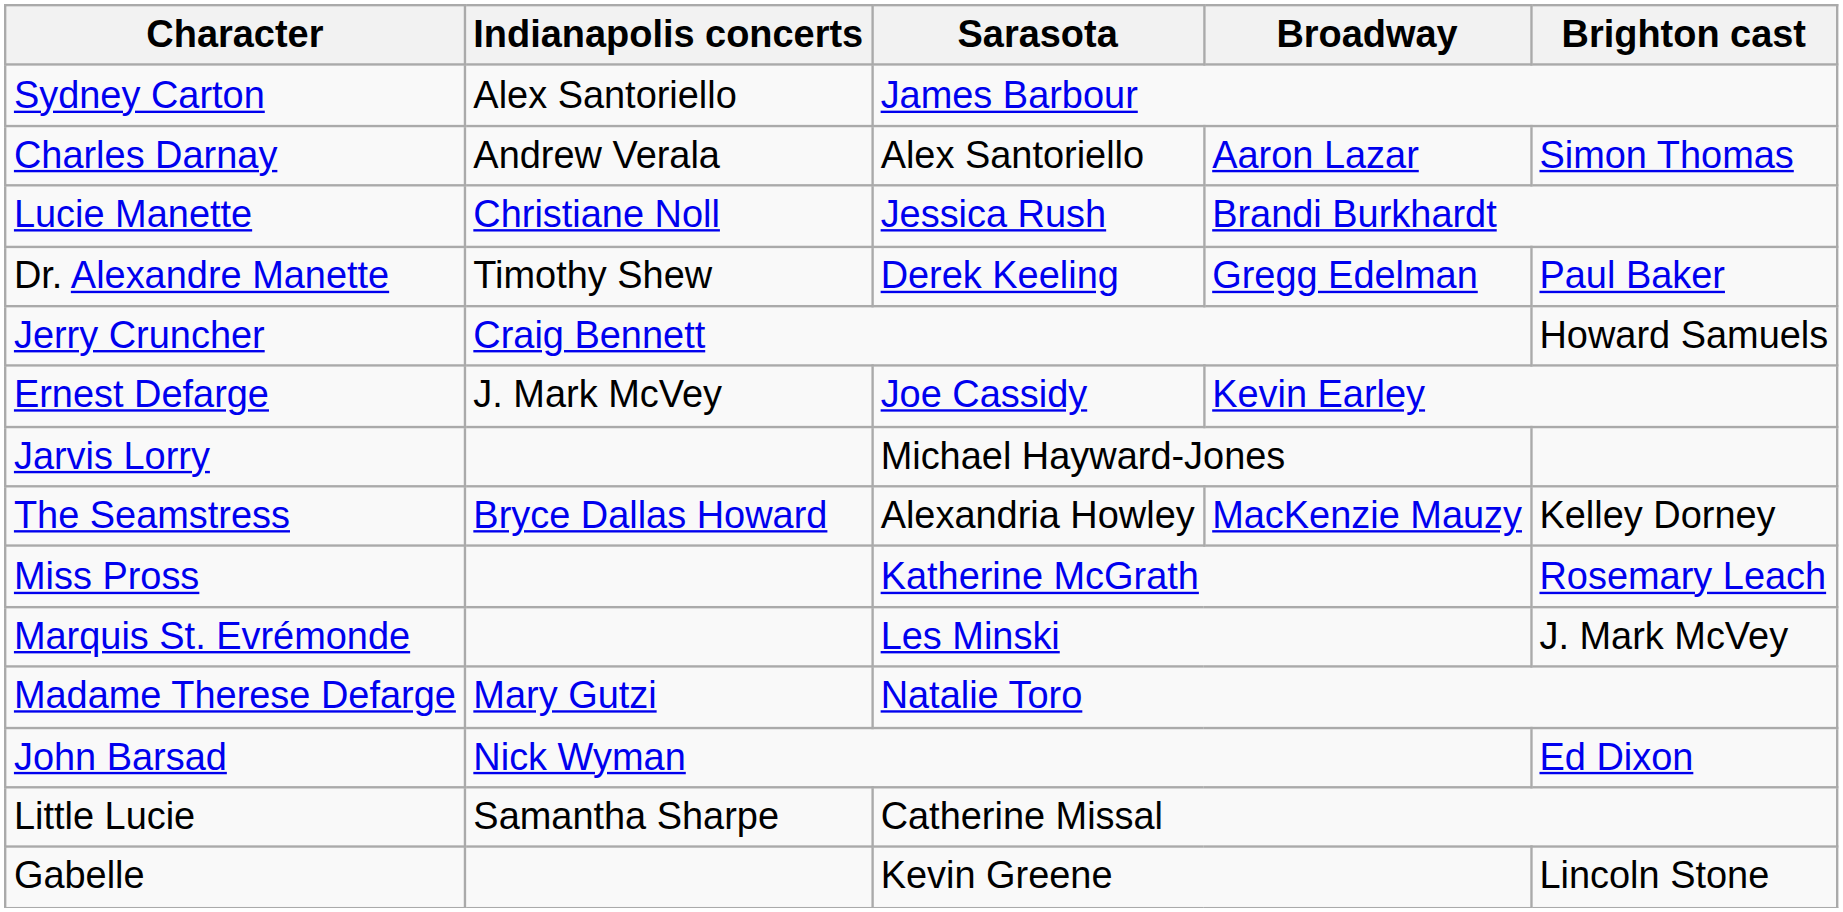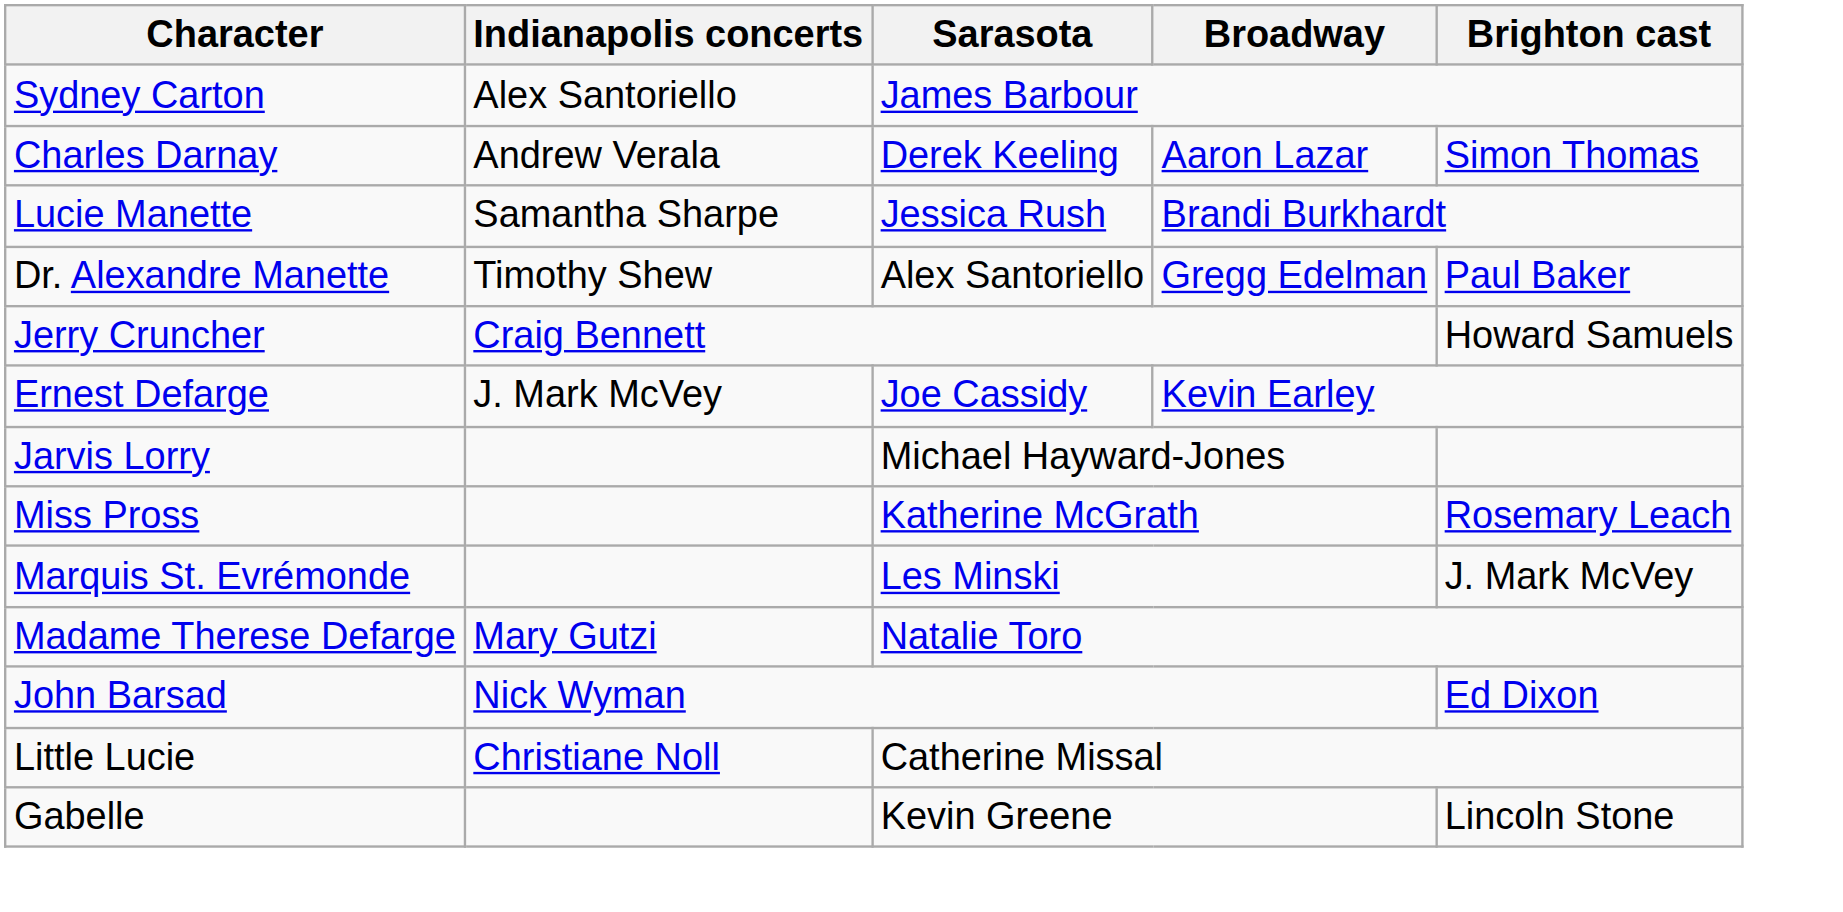(1012, 154) Alex Santoriello -> (1000, 154) Derek Keeling
(597, 214) Christiane Noll -> (626, 214) Samantha Sharpe
(1000, 275) Derek Keeling -> (1012, 275) Alex Santoriello
- row: (152, 515)
(626, 816) Samantha Sharpe -> (597, 756) Christiane Noll
